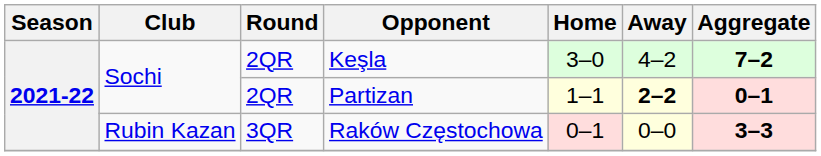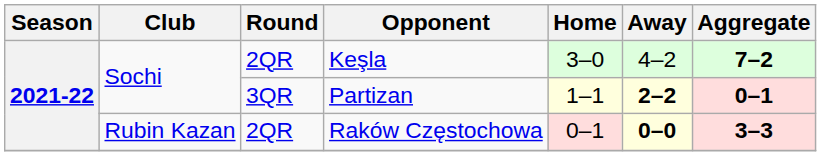(270, 95) 2QR -> (270, 95) 3QR
(270, 131) 3QR -> (270, 131) 2QR
(657, 131) normal -> (657, 131) bold
